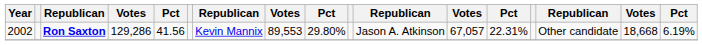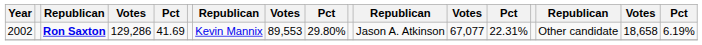(171, 31) 41.56 -> (171, 31) 41.69
(467, 31) 67,057 -> (467, 31) 67,077
(641, 31) 18,668 -> (641, 31) 18,658
